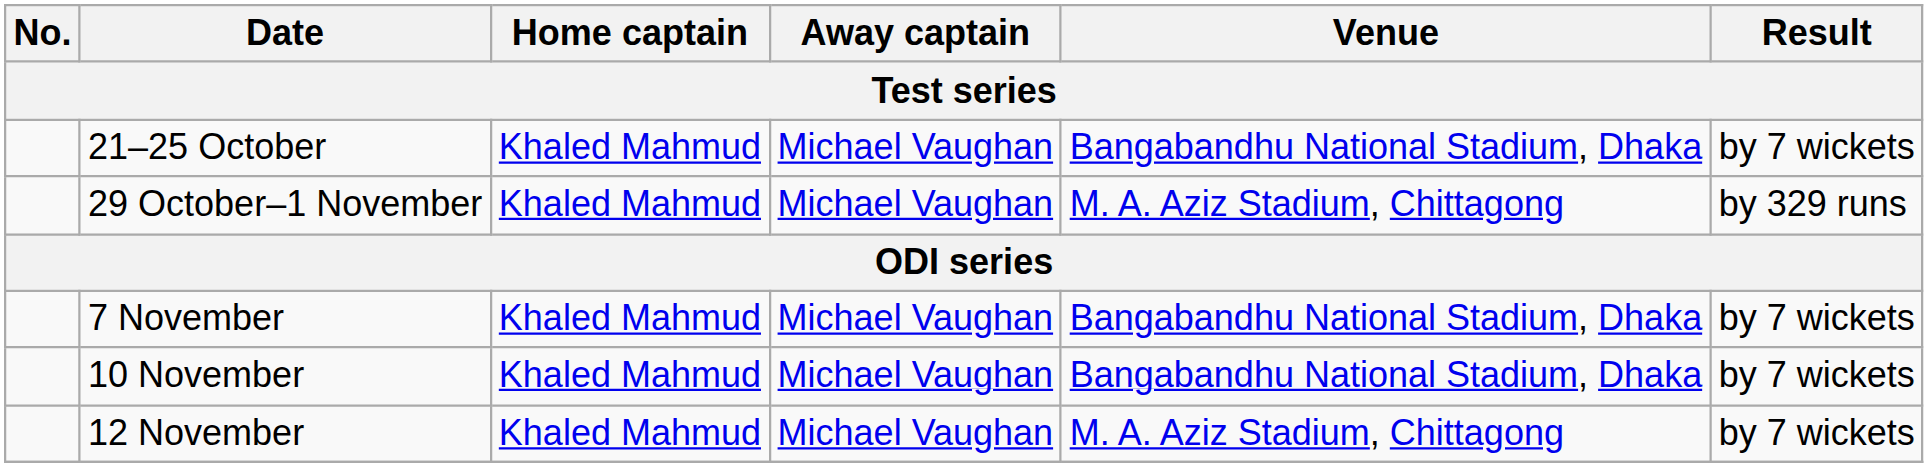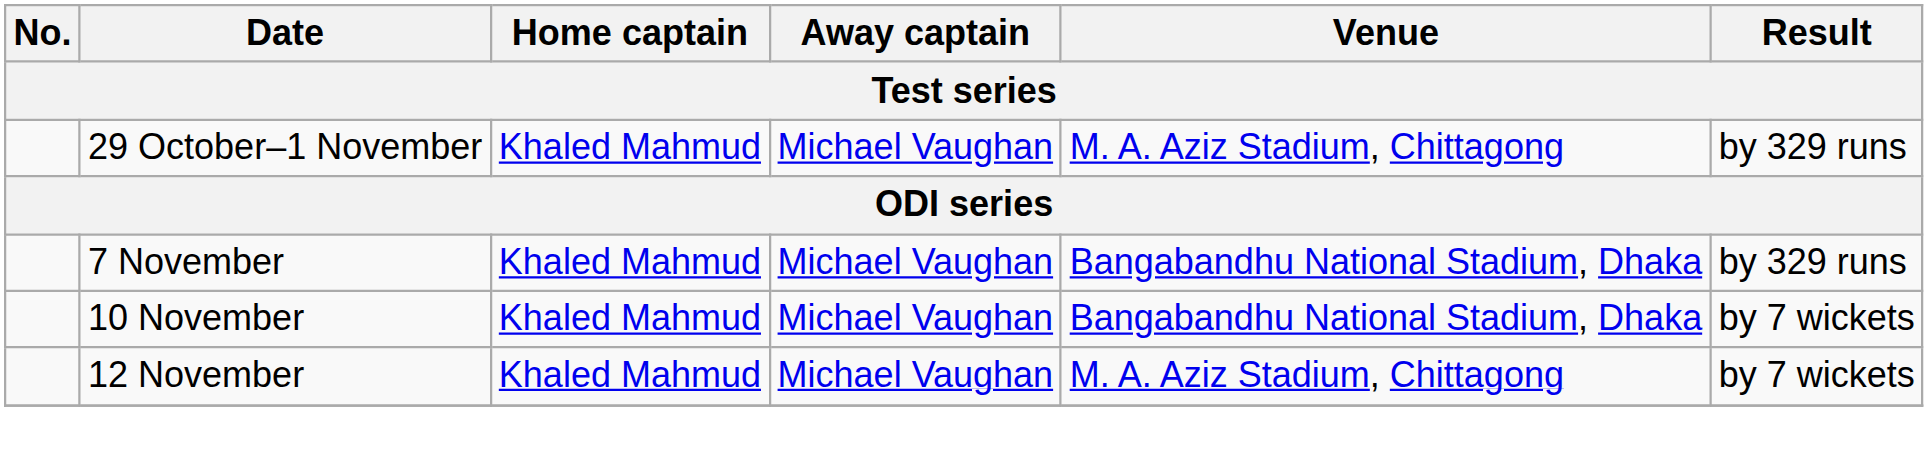- row: (207, 147)
(1817, 318) by 7 wickets -> (1813, 261) by 329 runs
